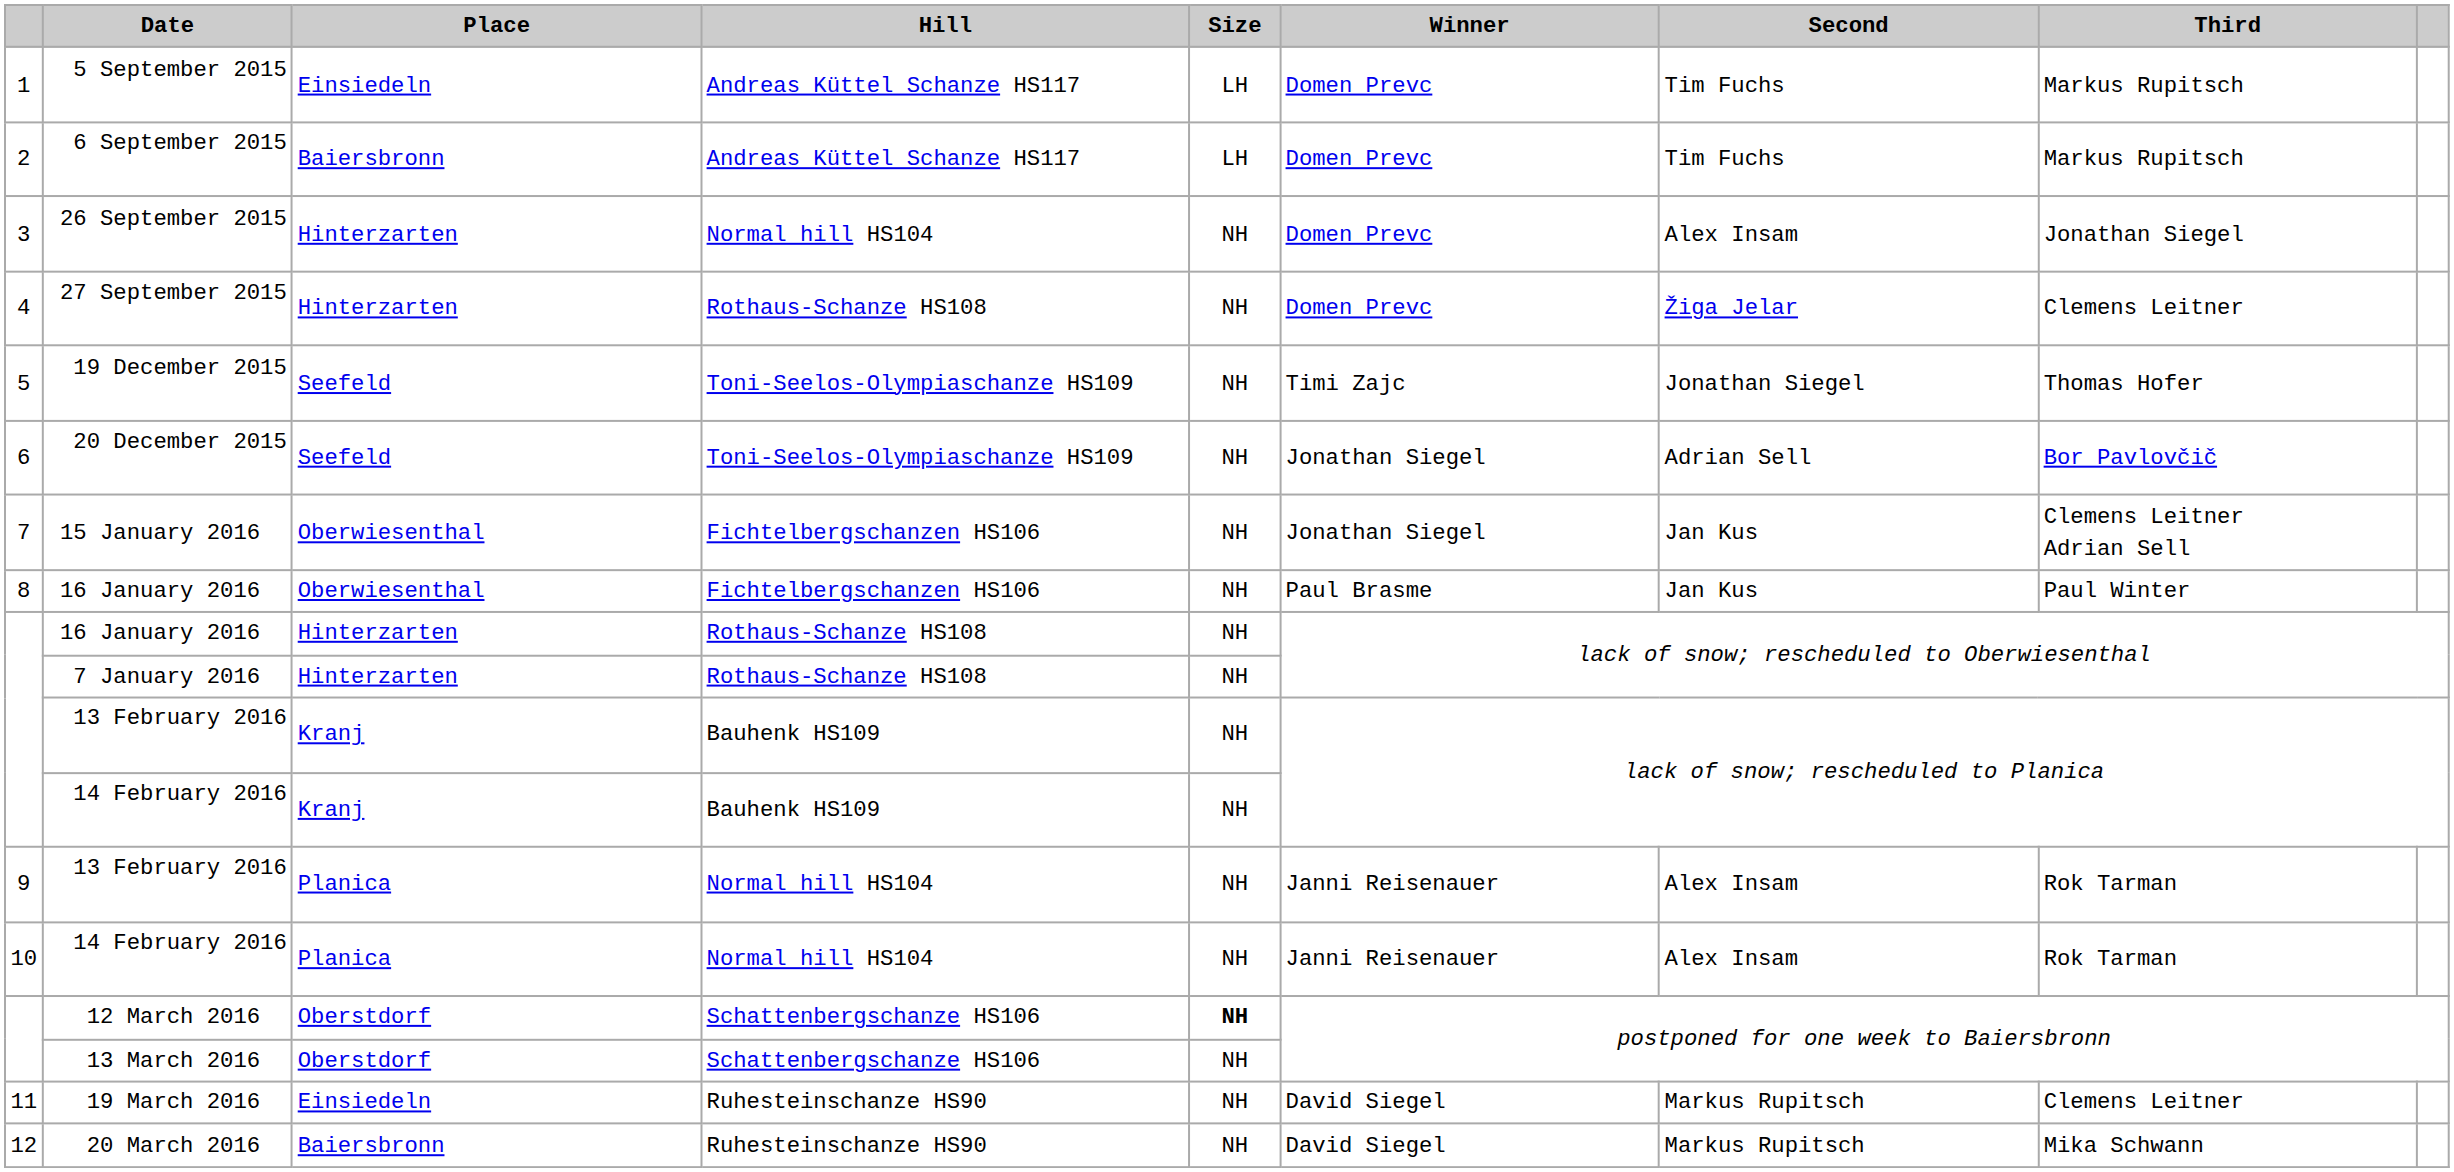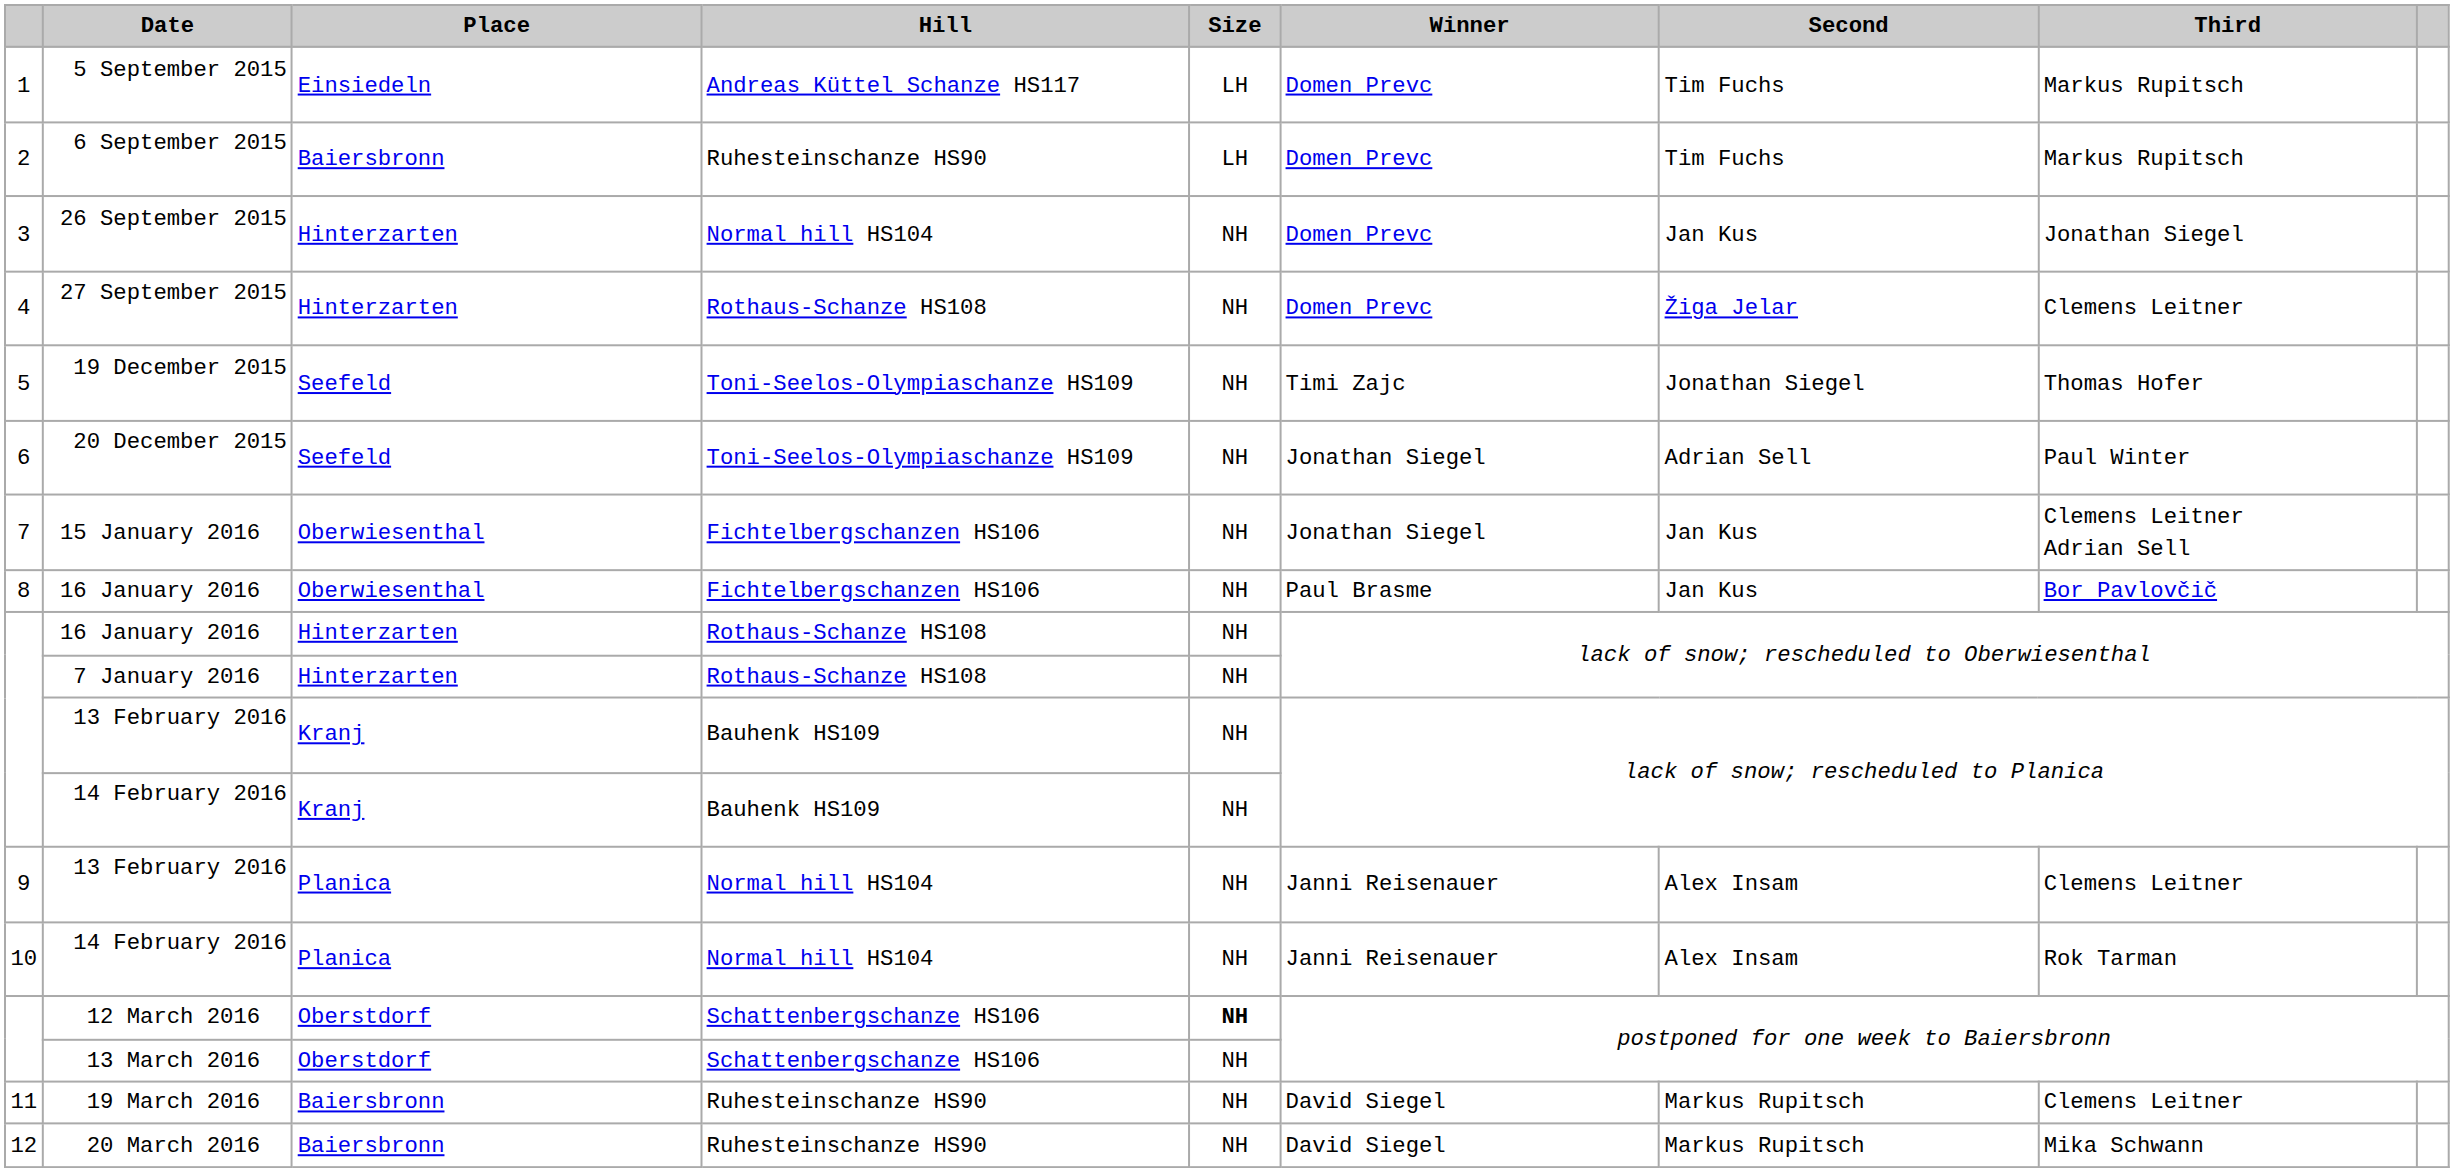(893, 160) Andreas Küttel Schanze HS117 -> (847, 160) Ruhesteinschanze HS90
(1731, 234) Alex Insam -> (1711, 234) Jan Kus
(2130, 458) Bor Pavlovčič -> (2117, 458) Paul Winter
(2117, 591) Paul Winter -> (2130, 591) Bor Pavlovčič
(2110, 884) Rok Tarman -> (2144, 884) Clemens Leitner
(364, 1103) Einsiedeln -> (371, 1103) Baiersbronn
